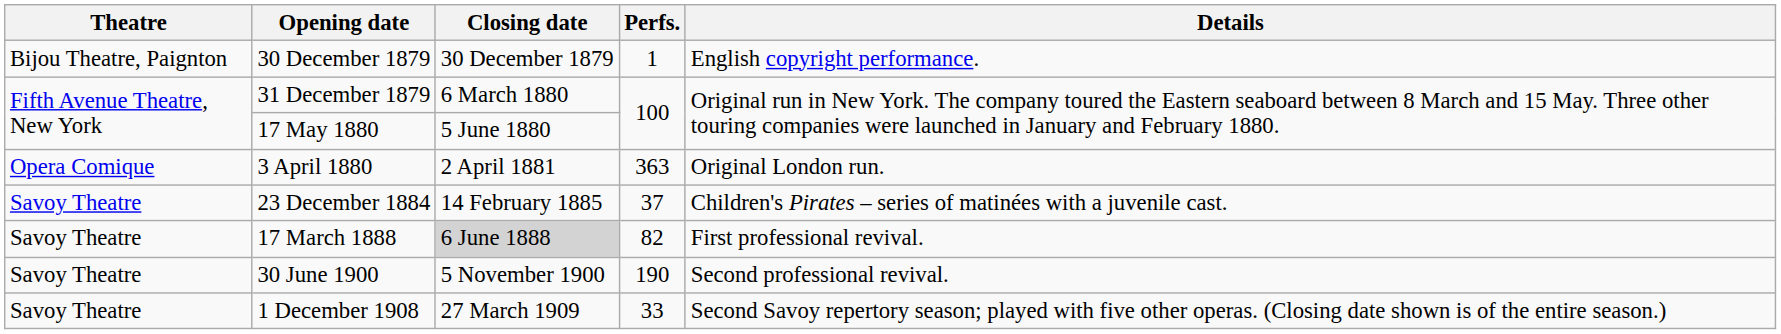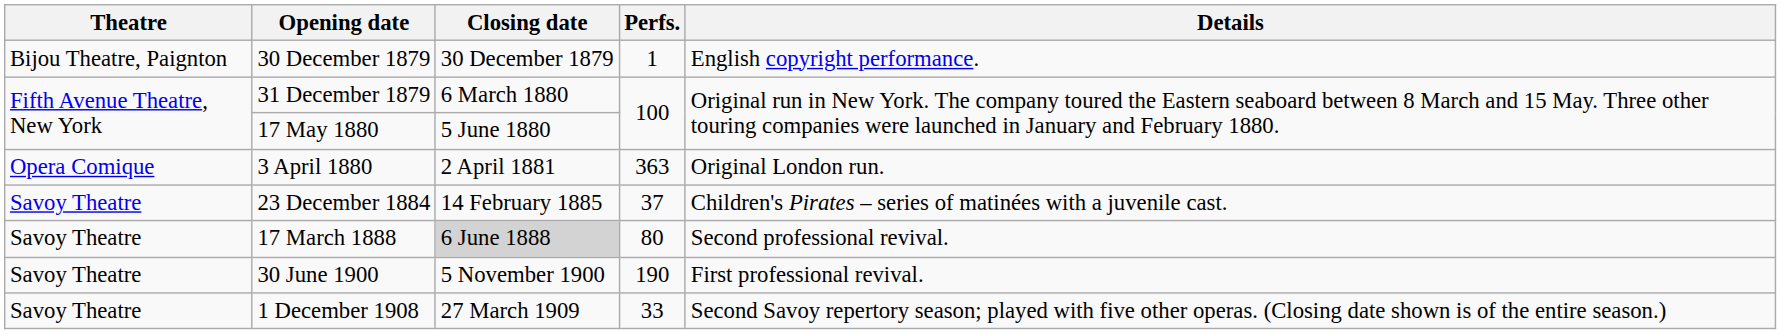(652, 238) 82 -> (652, 238) 80
(807, 238) First professional revival. -> (820, 238) Second professional revival.
(820, 274) Second professional revival. -> (807, 274) First professional revival.
